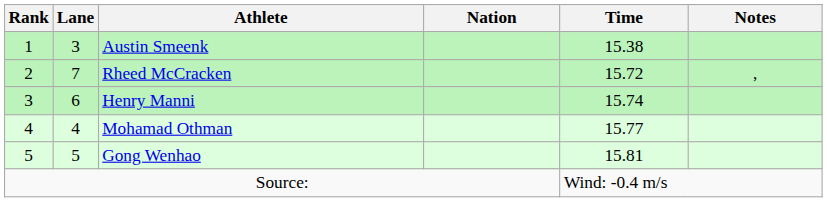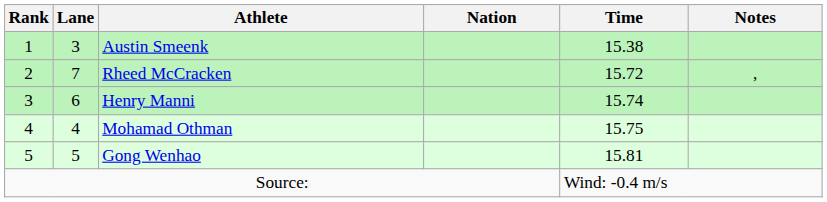(624, 127) 15.77 -> (624, 127) 15.75
